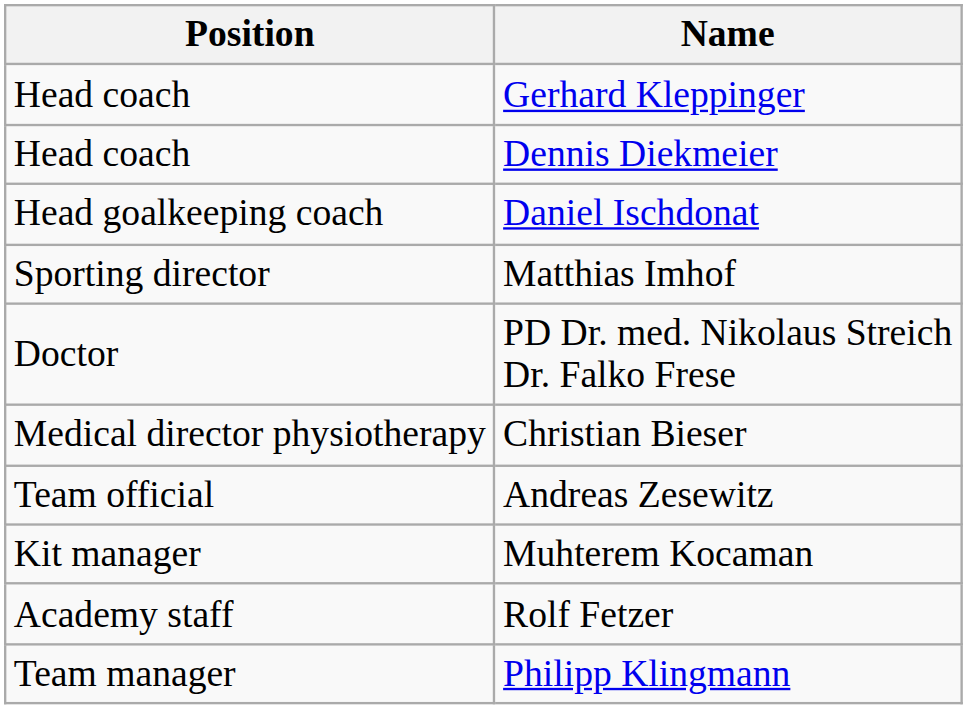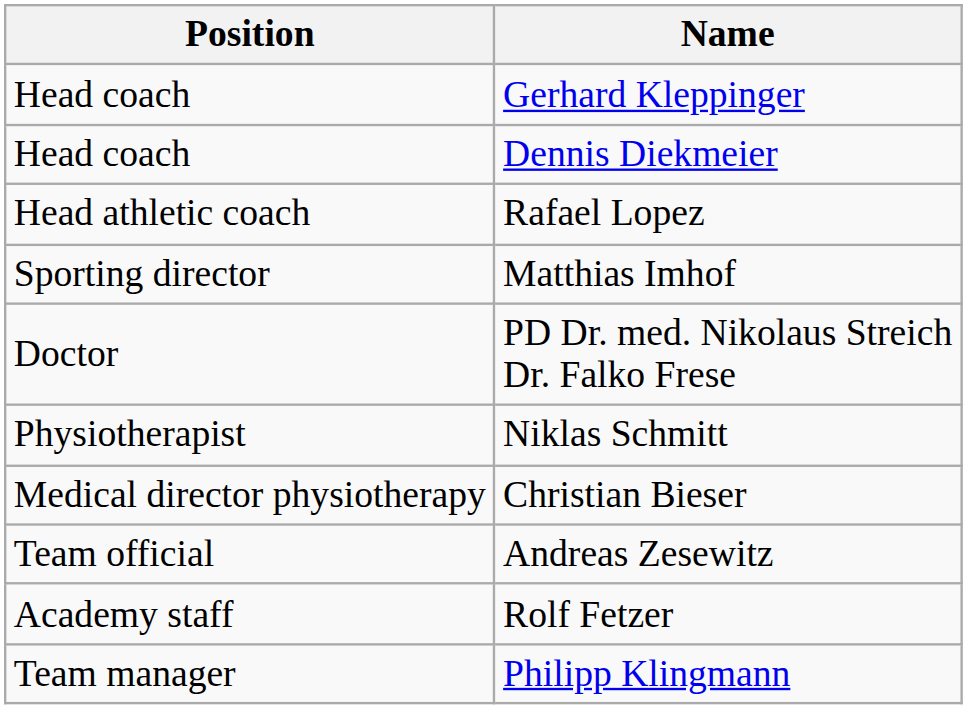- row: (631, 213)
+ row: (604, 213)
+ row: (615, 434)
- row: (658, 553)
